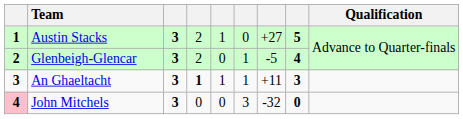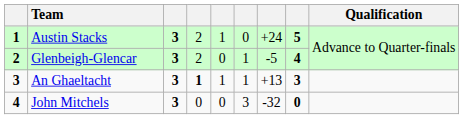(271, 37) +27 -> (271, 37) +24
(271, 80) +11 -> (271, 80) +13
(16, 102) pink background -> (16, 102) no background
